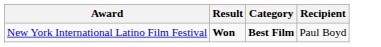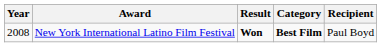+ column: (18, 14)
